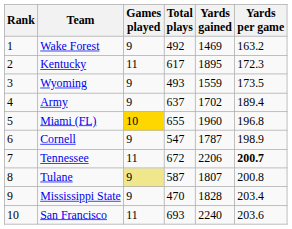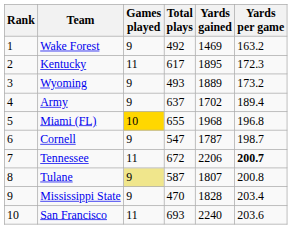(210, 83) 1559 -> (210, 83) 1889
(251, 83) 173.5 -> (251, 83) 173.2
(210, 121) 1960 -> (210, 121) 1968
(251, 139) 198.9 -> (251, 139) 198.7
